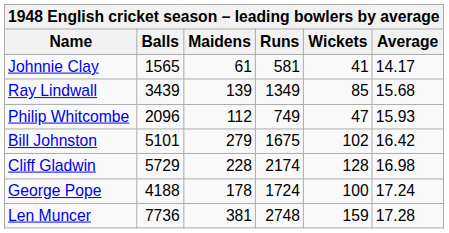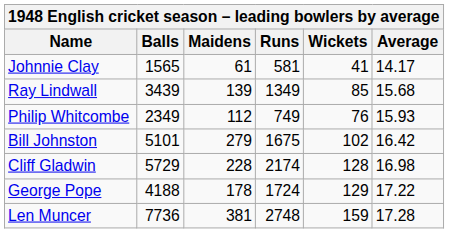(162, 116) 2096 -> (162, 116) 2349
(360, 116) 47 -> (360, 116) 76
(356, 191) 100 -> (356, 191) 129
(395, 191) 17.24 -> (395, 191) 17.22
